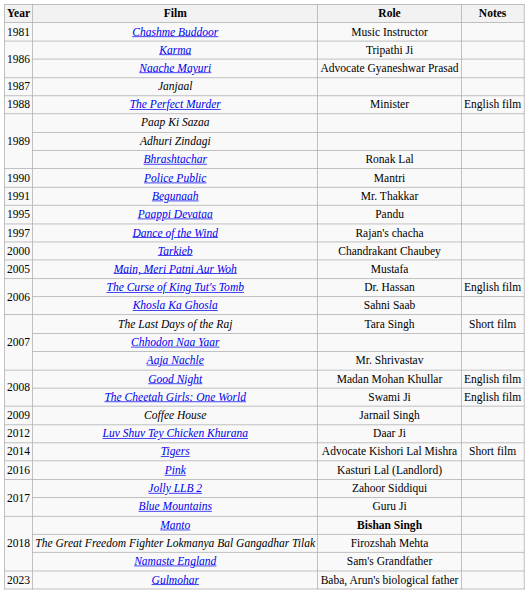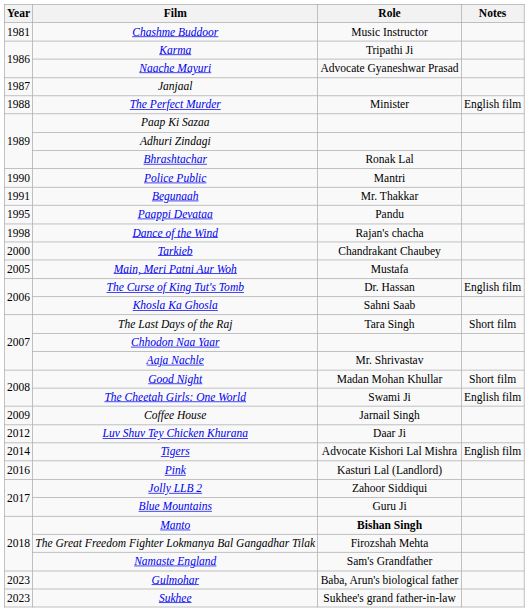(19, 232) 1997 -> (19, 232) 1998
(493, 379) English film -> (493, 379) Short film
(493, 452) Short film -> (493, 452) English film
+ row: (175, 598)
